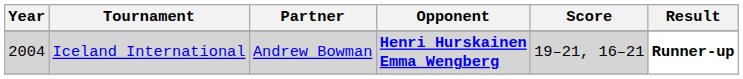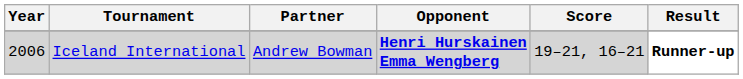(27, 52) 2004 -> (27, 52) 2006
